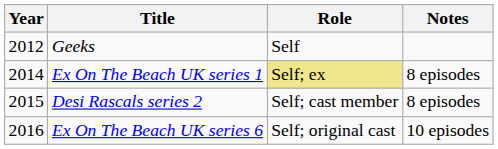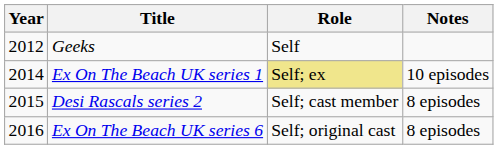(443, 74) 8 episodes -> (448, 74) 10 episodes
(448, 130) 10 episodes -> (443, 130) 8 episodes
